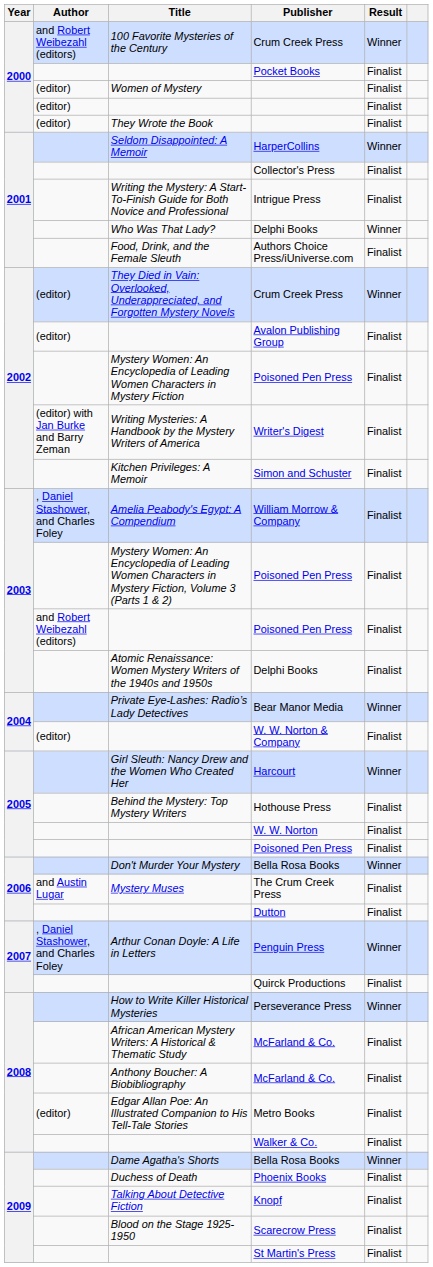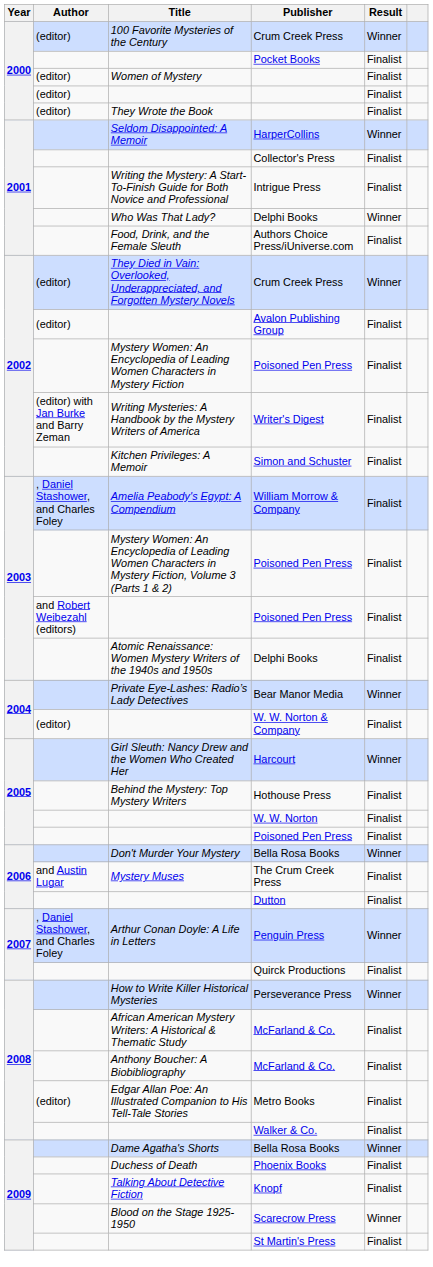(63, 42) and Robert Weibezahl (editors) -> (53, 36) (editor)
(384, 1230) Finalist -> (384, 1218) Winner
